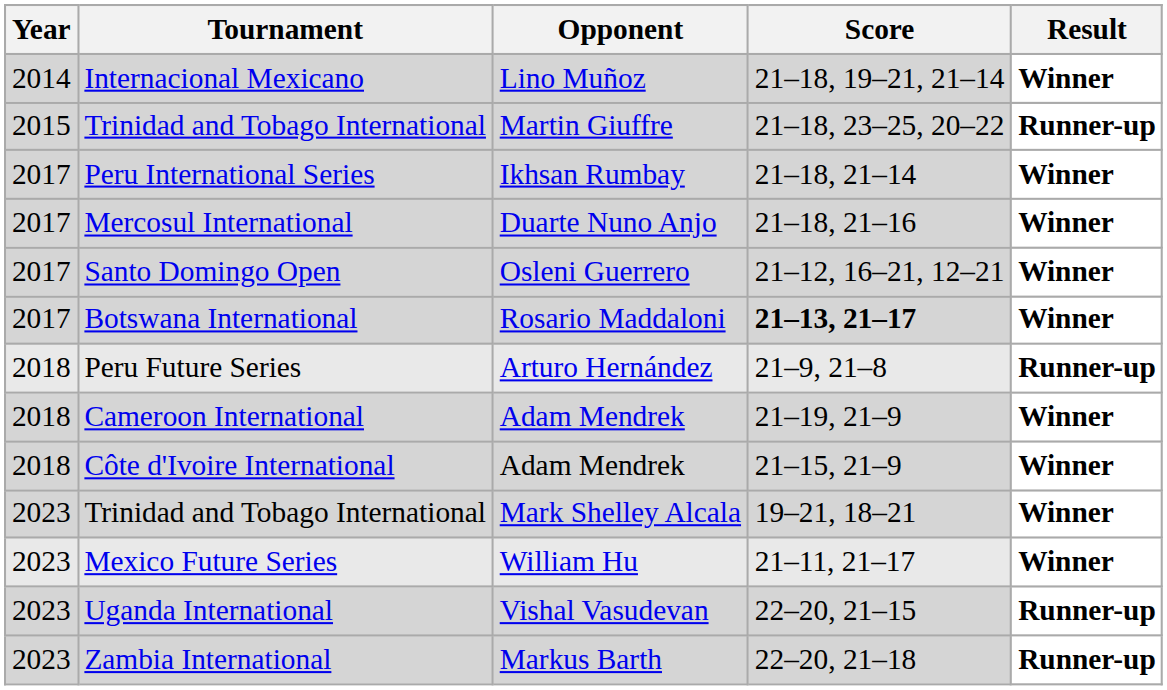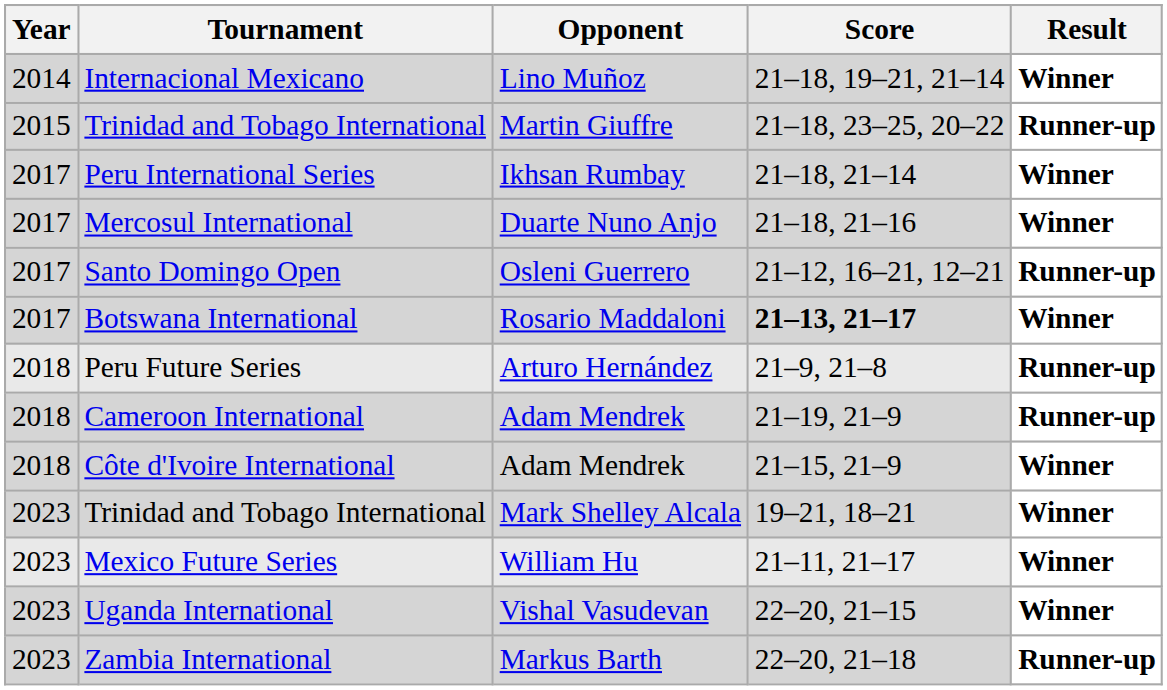(1066, 271) Winner -> (1087, 271) Runner-up
(1066, 416) Winner -> (1087, 416) Runner-up
(1087, 610) Runner-up -> (1066, 610) Winner
